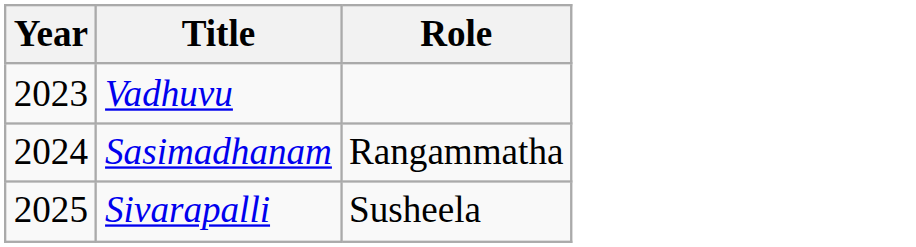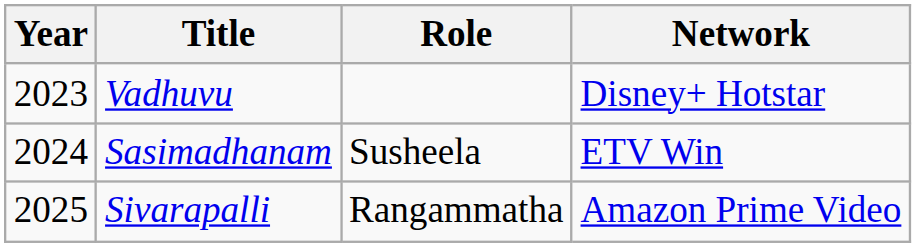+ column: (741, 33)
(456, 151) Rangammatha -> (415, 151) Susheela
(415, 210) Susheela -> (456, 210) Rangammatha
